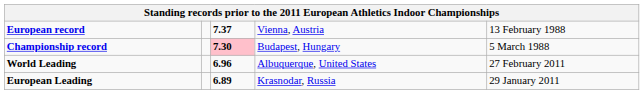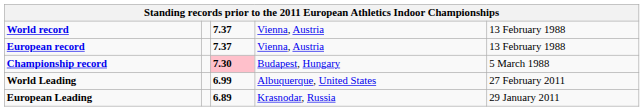+ row: (38, 30)
(222, 64) 6.96 -> (222, 81) 6.99
